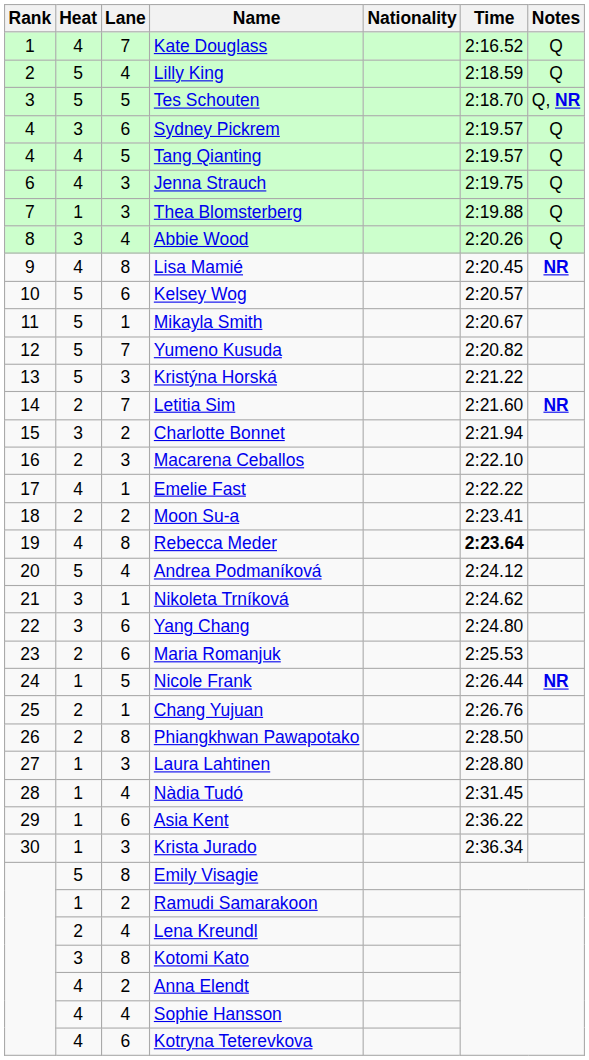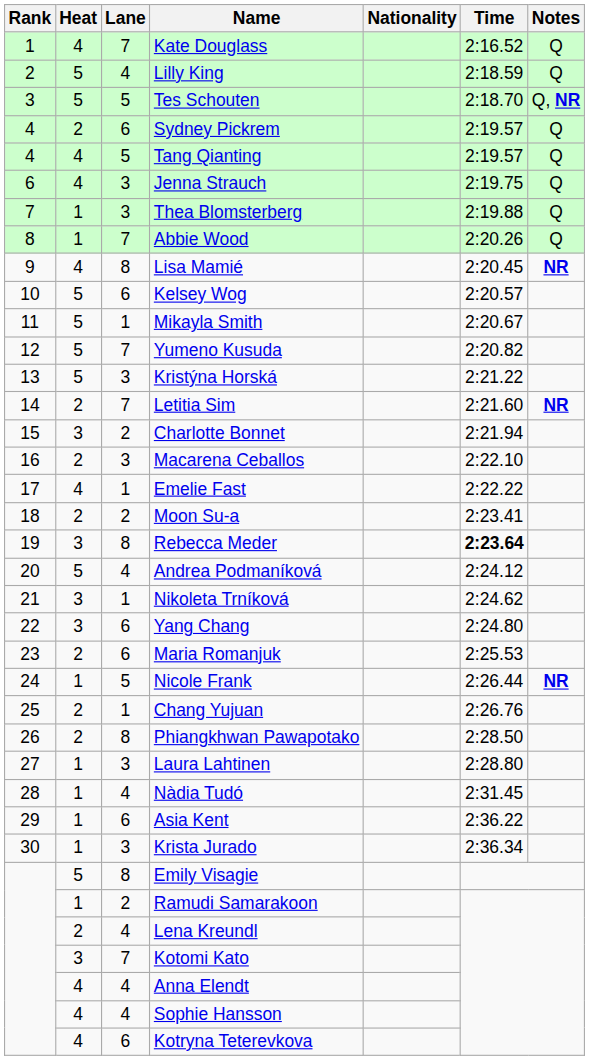(78, 128) 3 -> (78, 128) 2
(78, 239) 3 -> (78, 239) 1
(125, 239) 4 -> (125, 239) 7
(78, 543) 4 -> (78, 543) 3
(125, 958) 8 -> (125, 958) 7
(125, 986) 2 -> (125, 986) 4
